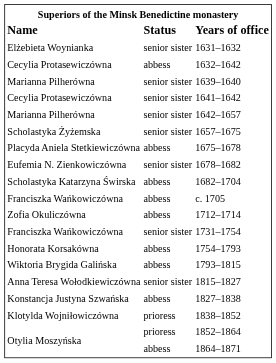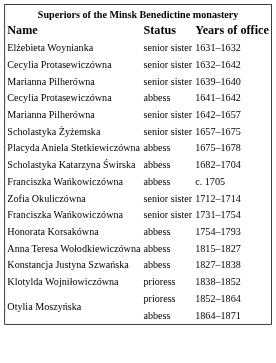(157, 64) abbess -> (168, 64) senior sister
(168, 98) senior sister -> (157, 98) abbess
- row: (218, 165)
(157, 215) abbess -> (168, 198) senior sister
- row: (218, 265)
(168, 282) senior sister -> (157, 248) abbess
